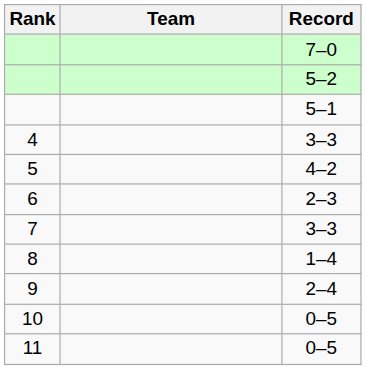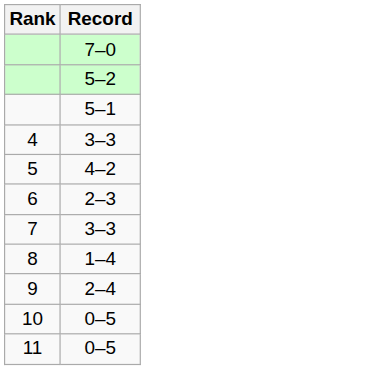- column: (171, 19)
